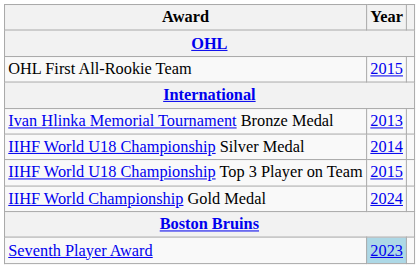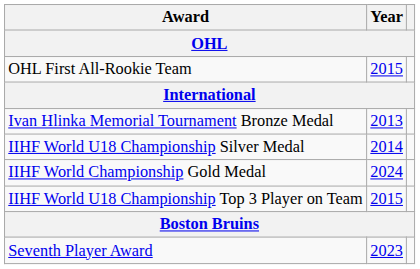rows swapped: (186, 172) <-> (137, 198)
(387, 250) lightblue background -> (387, 250) no background
